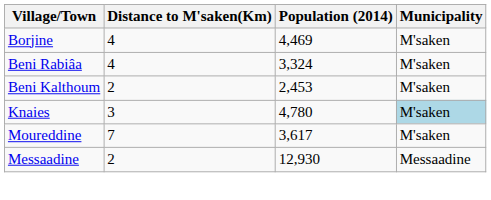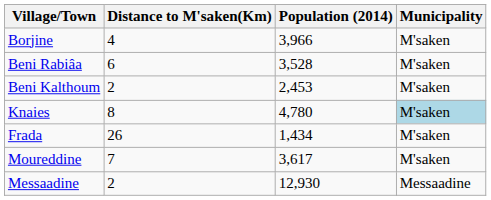(296, 40) 4,469 -> (296, 40) 3,966
(111, 64) 4 -> (111, 64) 6
(296, 64) 3,324 -> (296, 64) 3,528
(111, 111) 3 -> (111, 111) 8
+ row: (25, 135)
